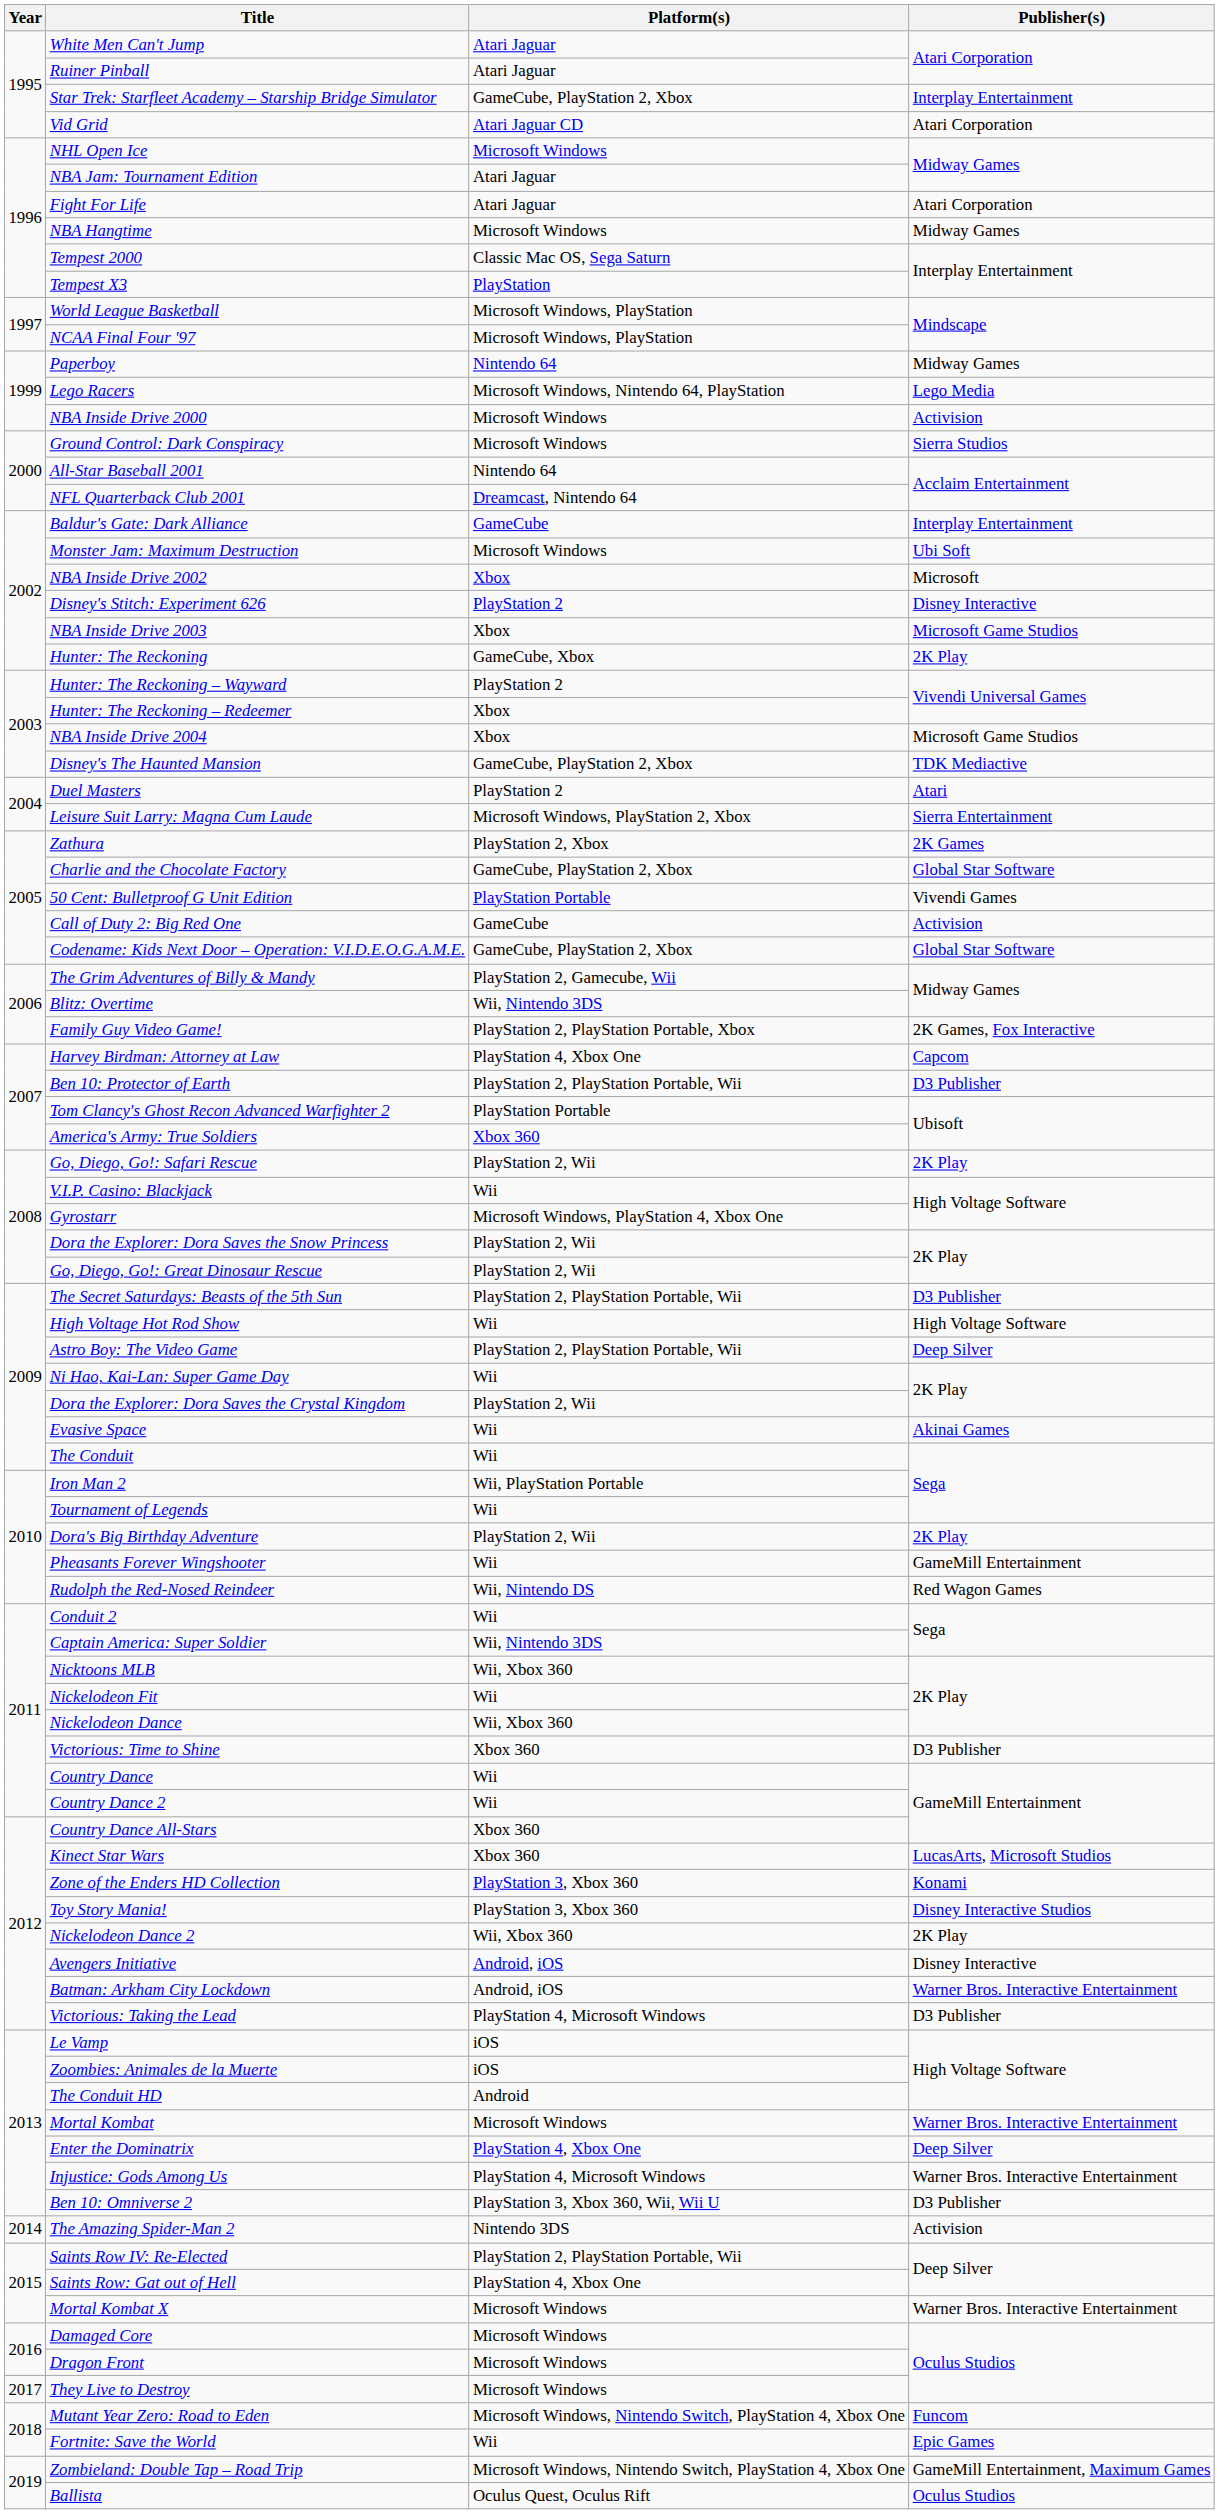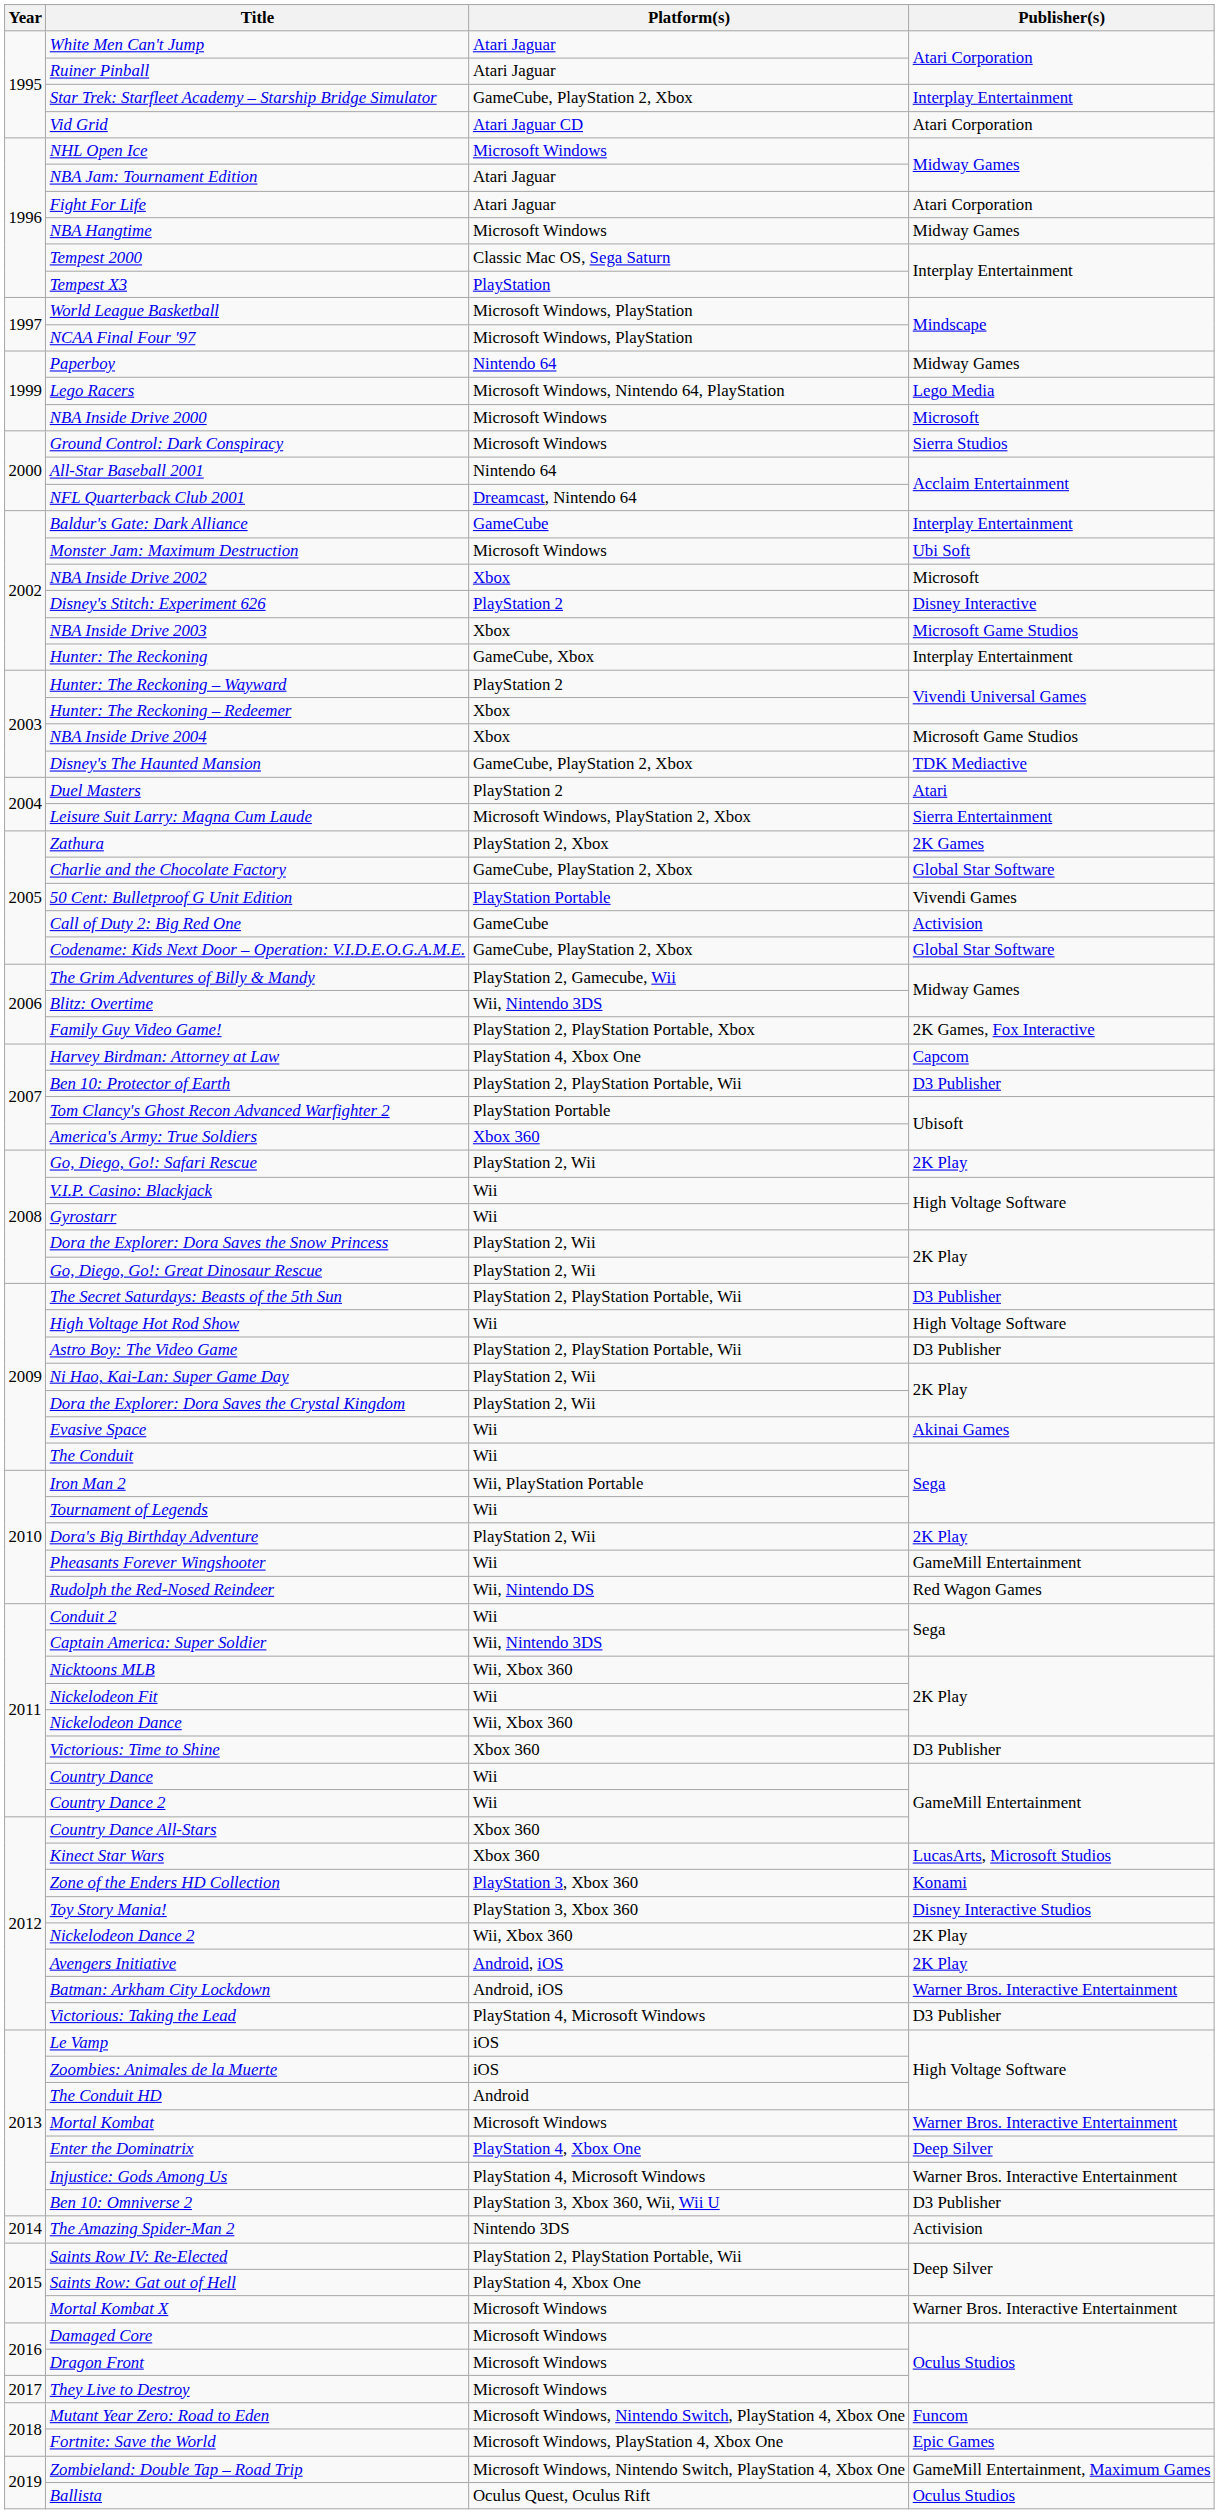(948, 417) Activision -> (946, 417) Microsoft
(940, 657) 2K Play -> (993, 657) Interplay Entertainment
(628, 1216) Microsoft Windows, PlayStation 4, Xbox One -> (485, 1216) Wii
(953, 1350) Deep Silver -> (957, 1350) D3 Publisher
(485, 1376) Wii -> (534, 1376) PlayStation 2, Wii
(975, 1962) Disney Interactive -> (940, 1962) 2K Play
(485, 2442) Wii -> (628, 2442) Microsoft Windows, PlayStation 4, Xbox One
